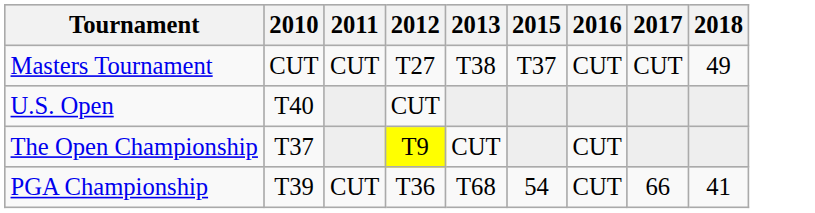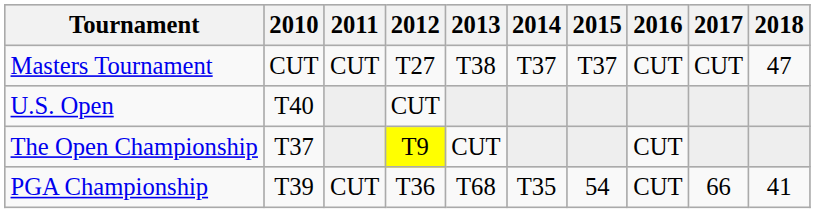+ column: (537, 24)
(718, 65) 49 -> (779, 65) 47
